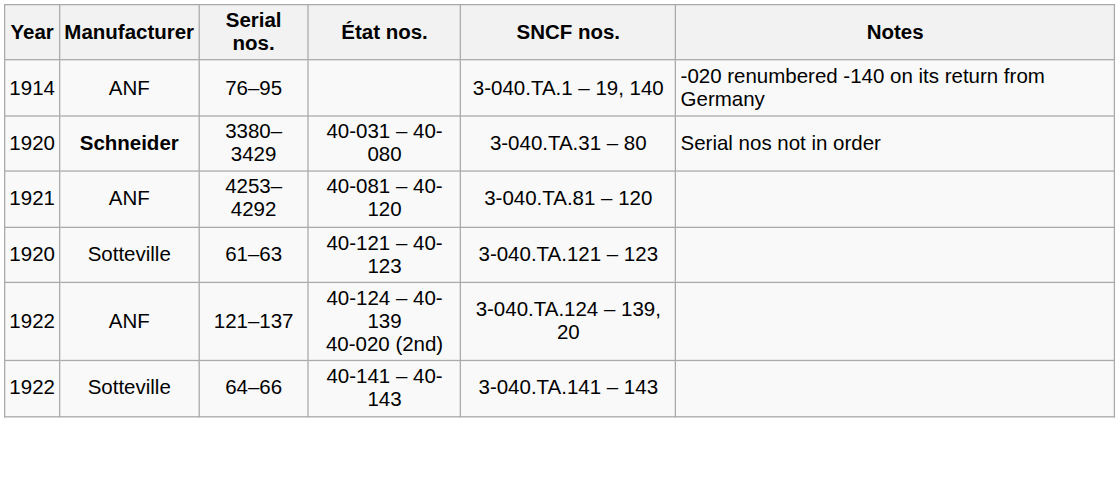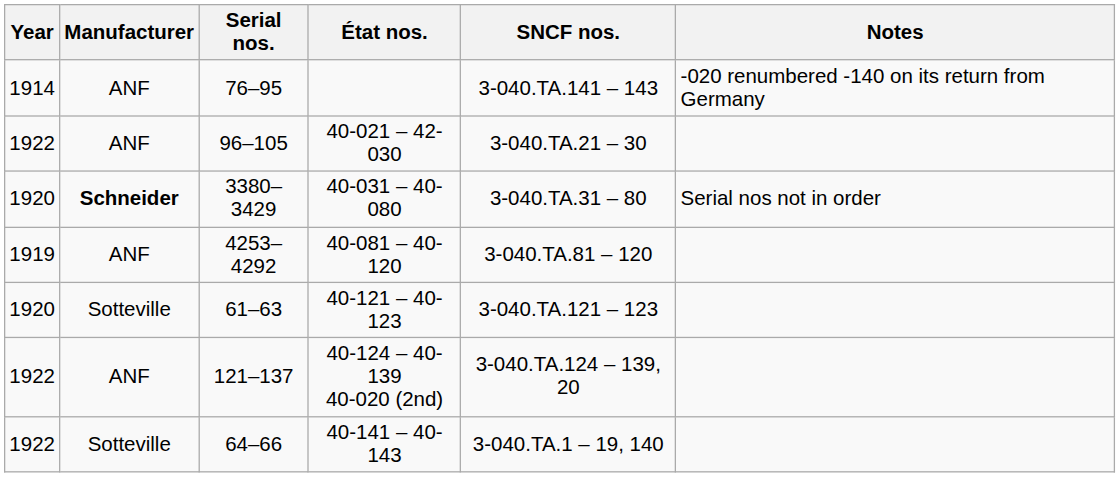(568, 87) 3-040.TA.1 – 19, 140 -> (568, 87) 3-040.TA.141 – 143
+ row: (254, 143)
(32, 198) 1921 -> (32, 254) 1919
(568, 388) 3-040.TA.141 – 143 -> (568, 443) 3-040.TA.1 – 19, 140
